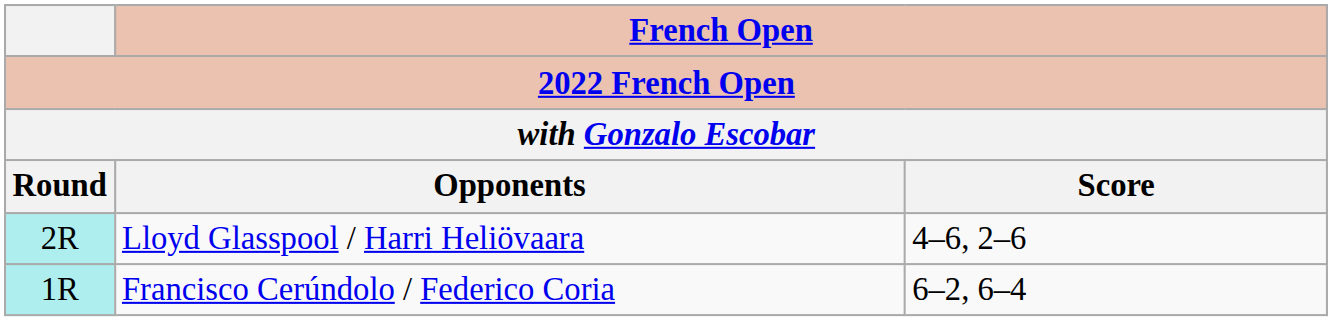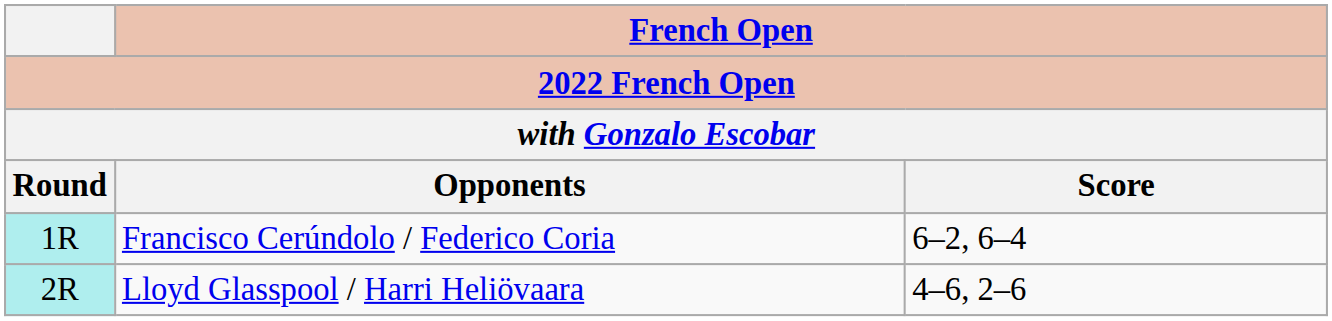rows swapped: (369, 289) <-> (353, 237)
